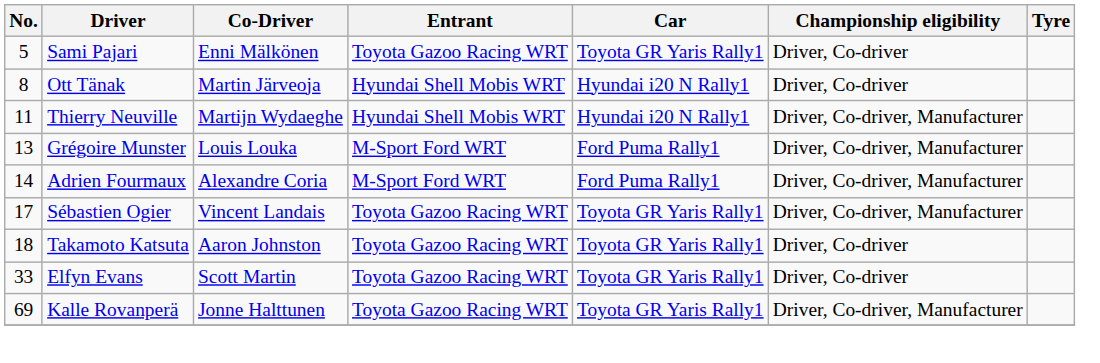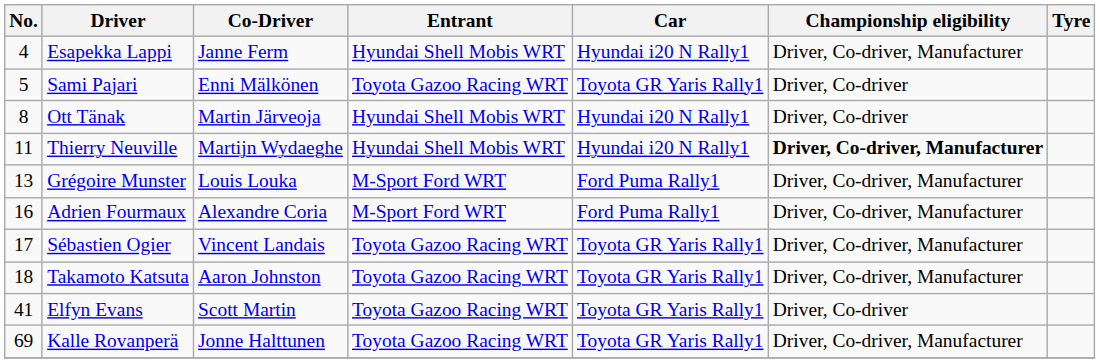+ row: (109, 52)
(898, 116) normal -> (908, 148) bold
(24, 180) 14 -> (24, 212) 16
(840, 244) Driver, Co-driver -> (898, 276) Driver, Co-driver, Manufacturer
(24, 276) 33 -> (24, 308) 41
